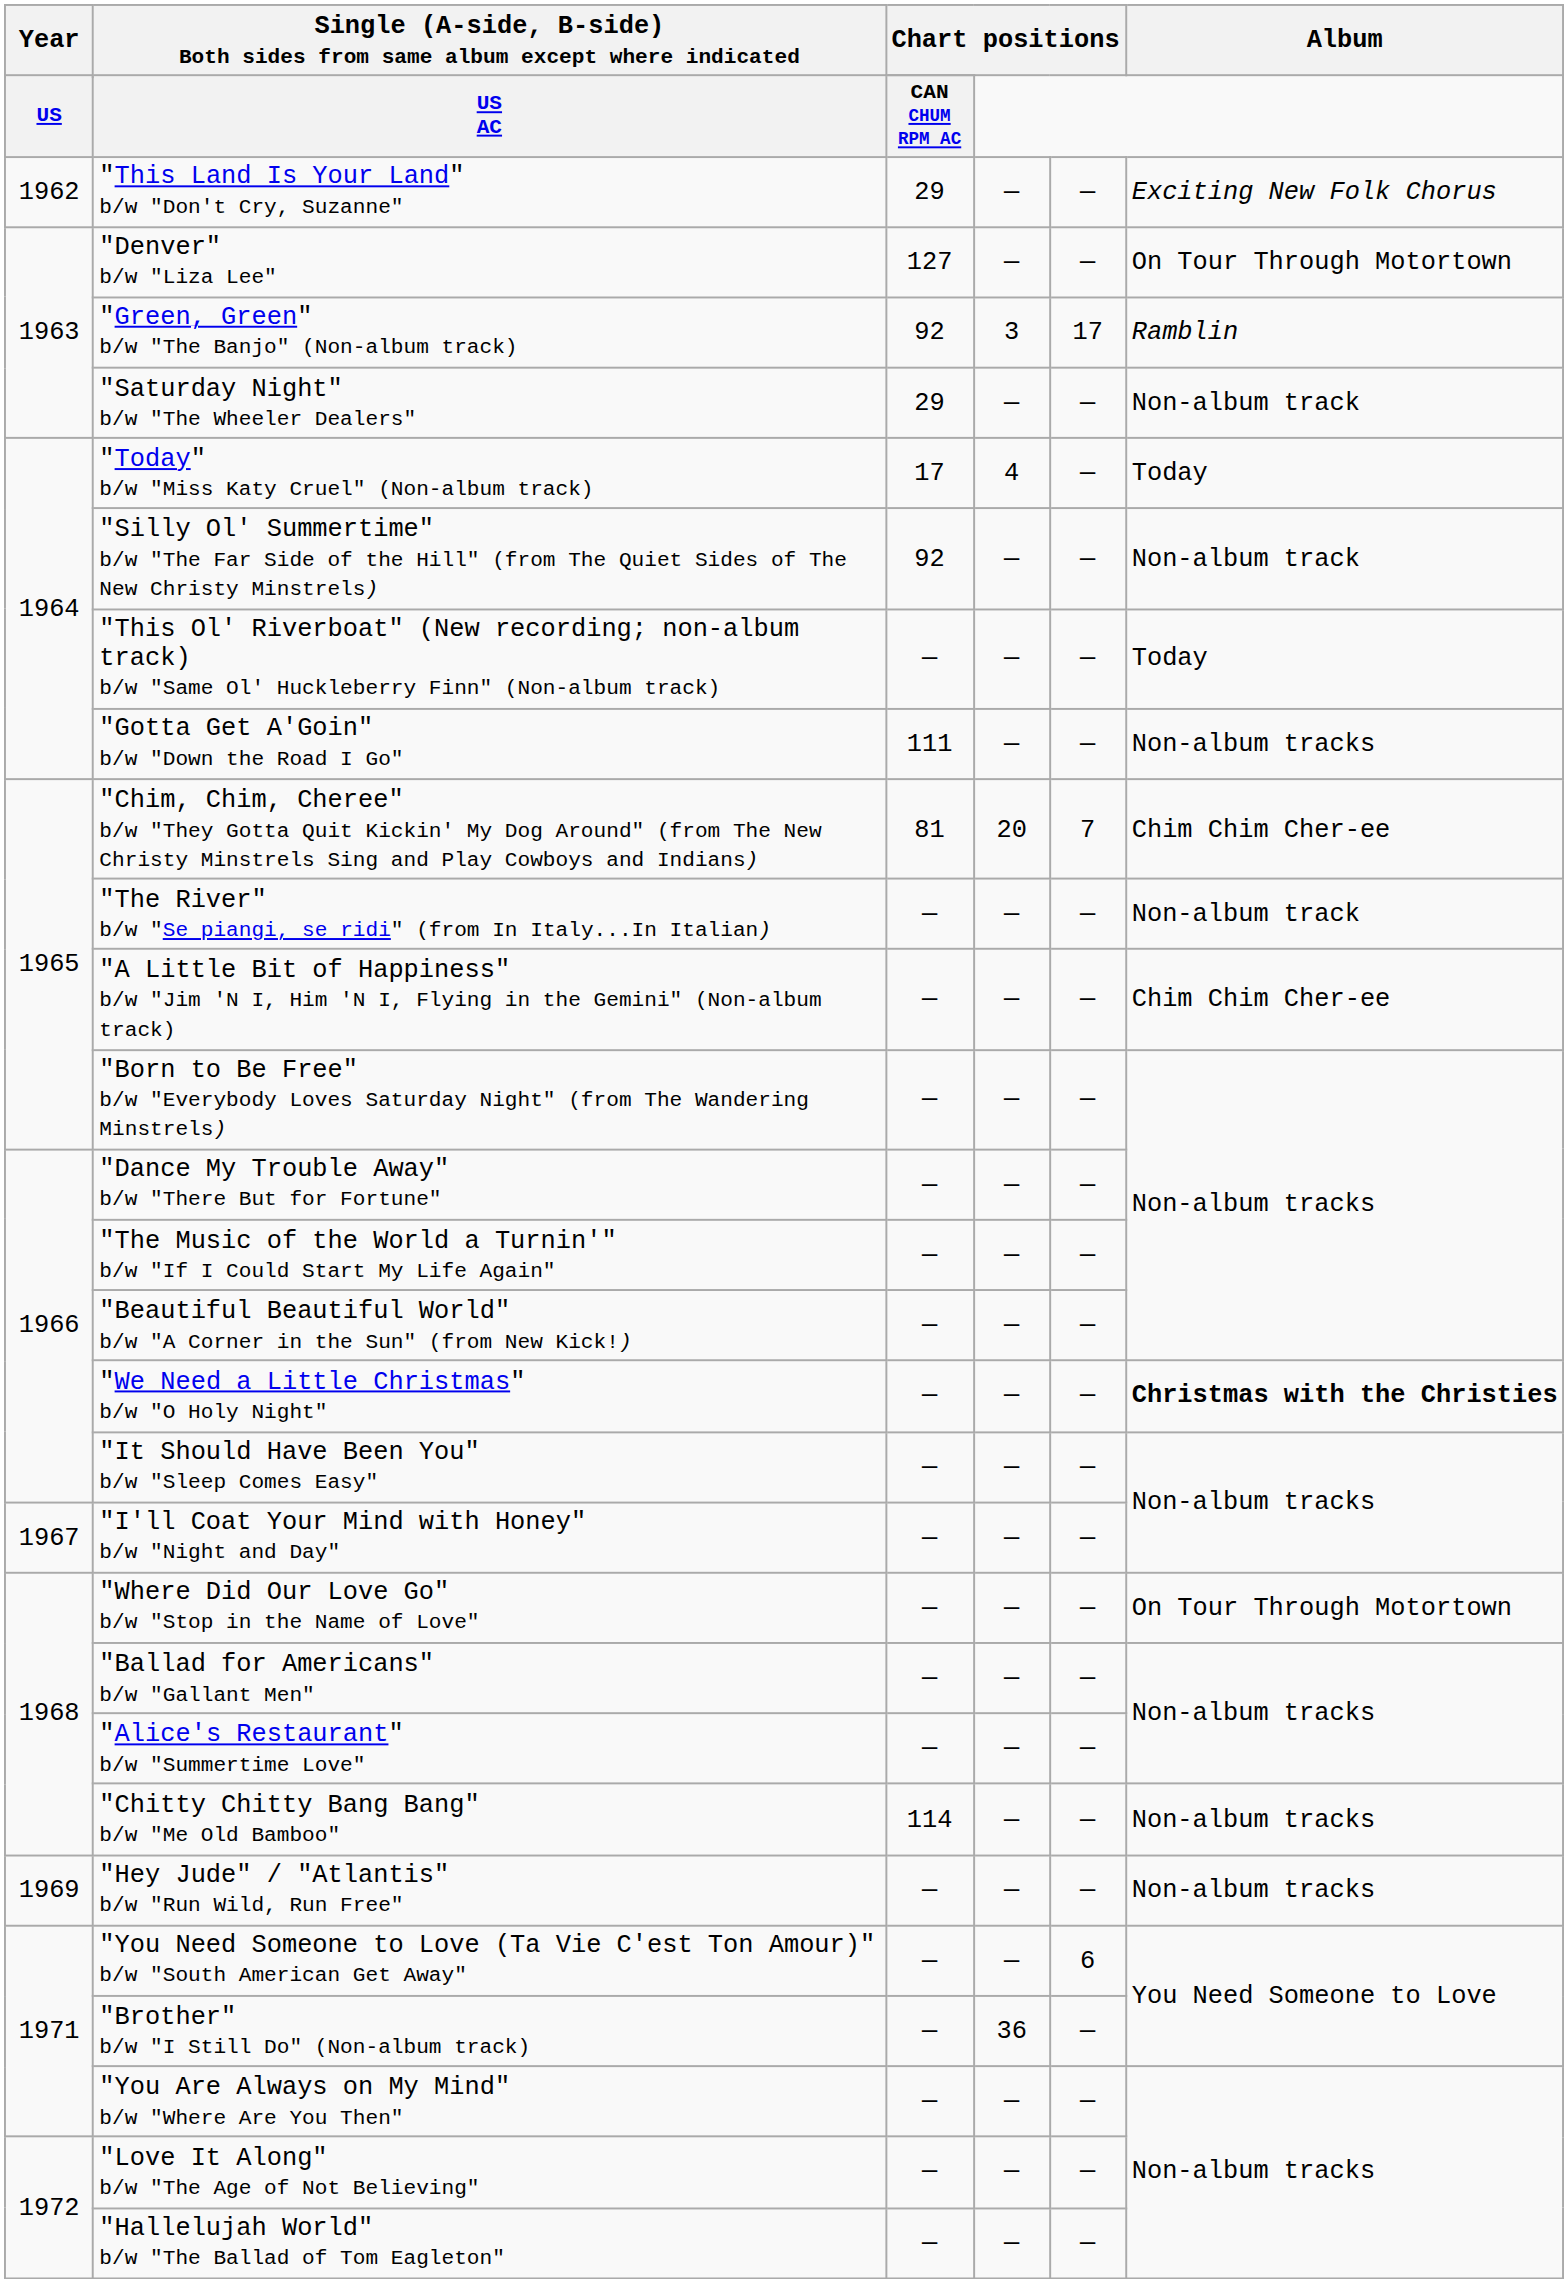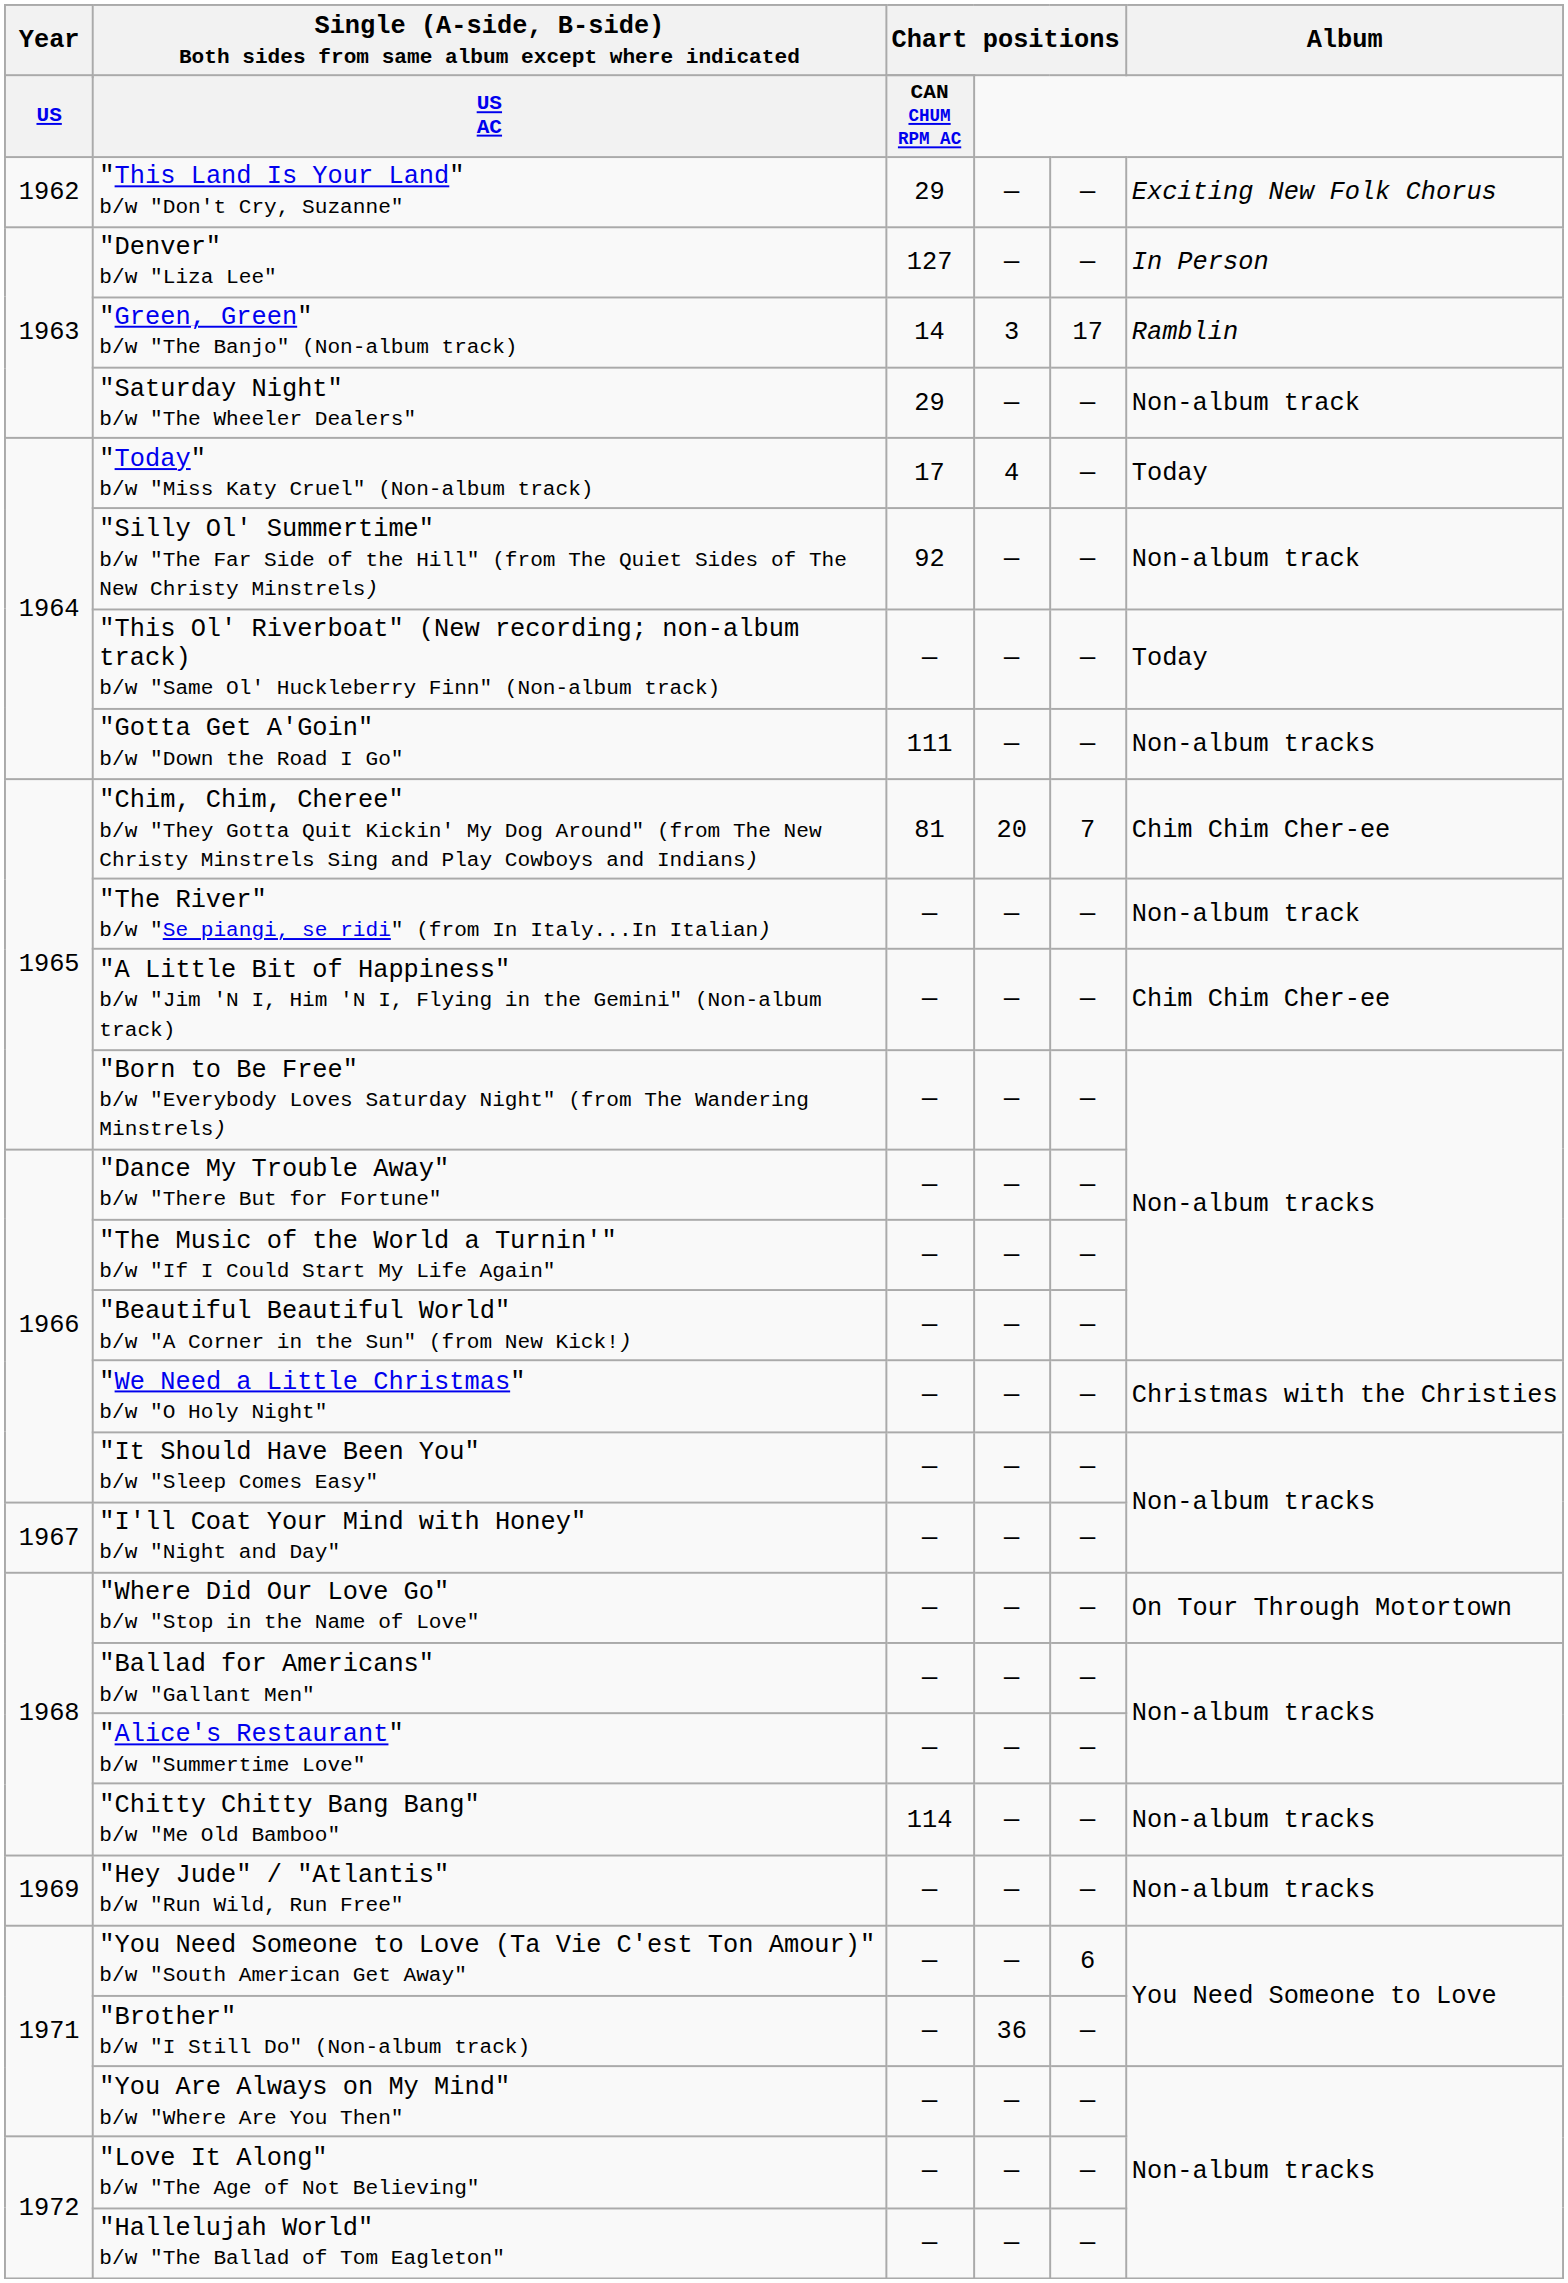(1322, 262) On Tour Through Motortown -> (1200, 262) In Person
(930, 333) 92 -> (930, 333) 14
(1345, 1396) bold -> (1345, 1396) normal
